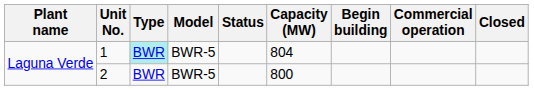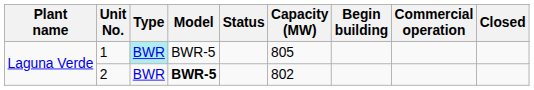(282, 52) 804 -> (283, 52) 805
(193, 74) normal -> (194, 74) bold
(282, 74) 800 -> (283, 74) 802
